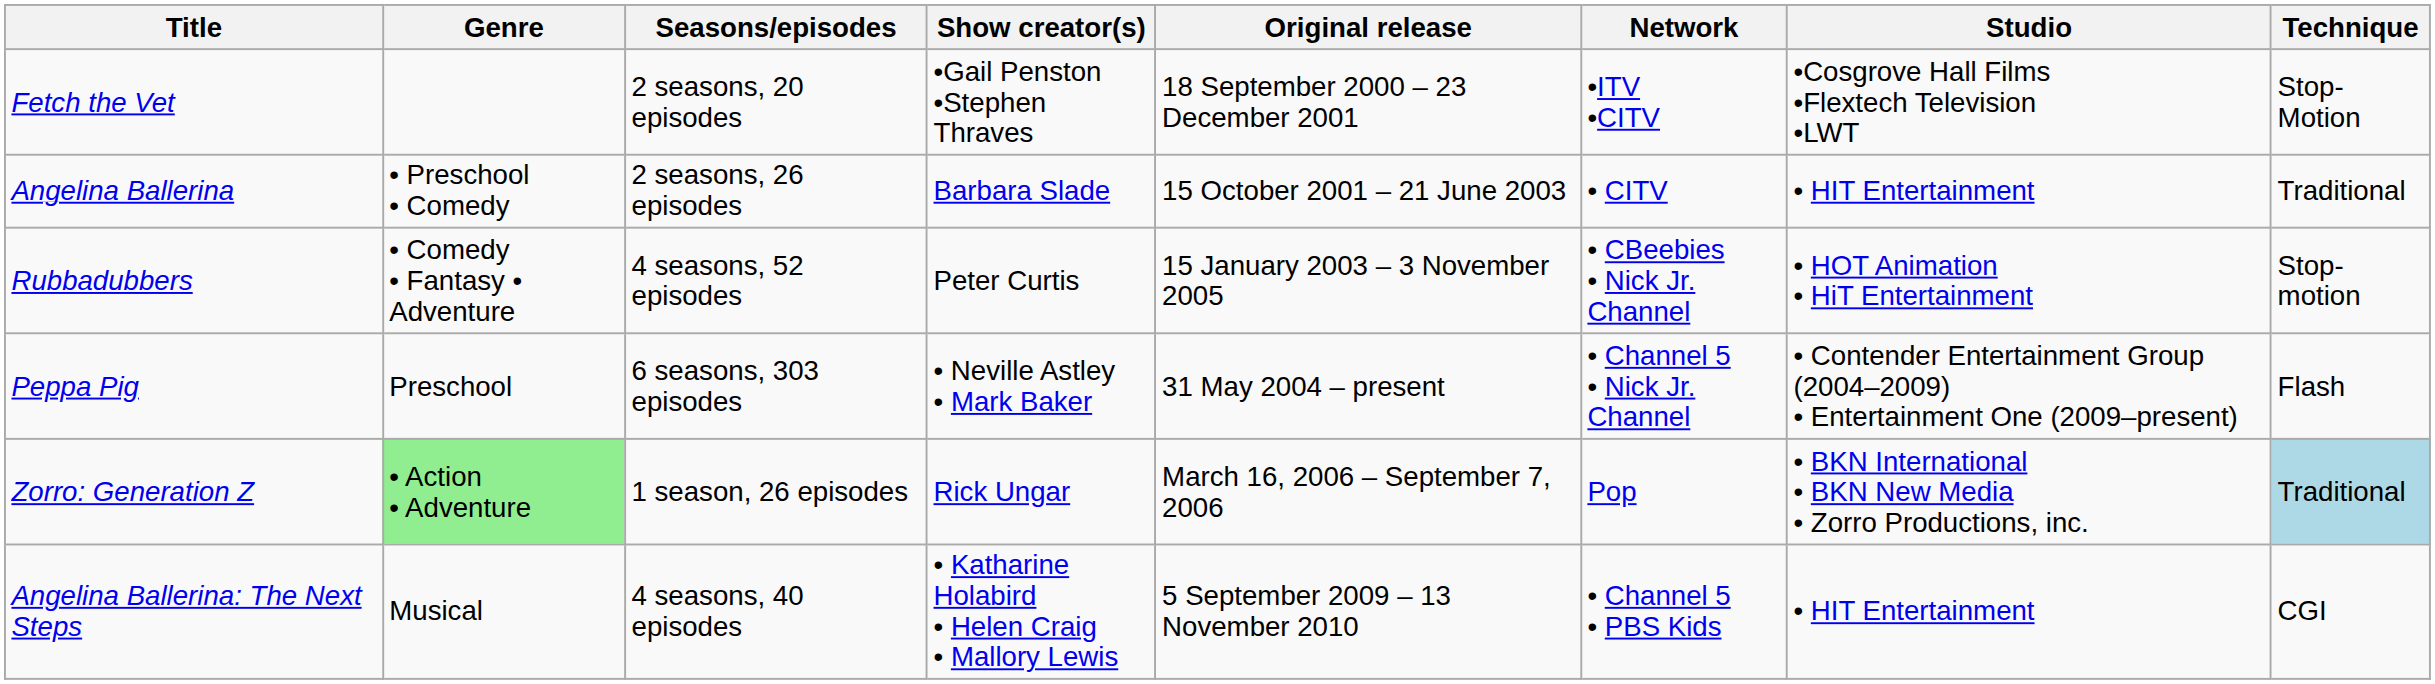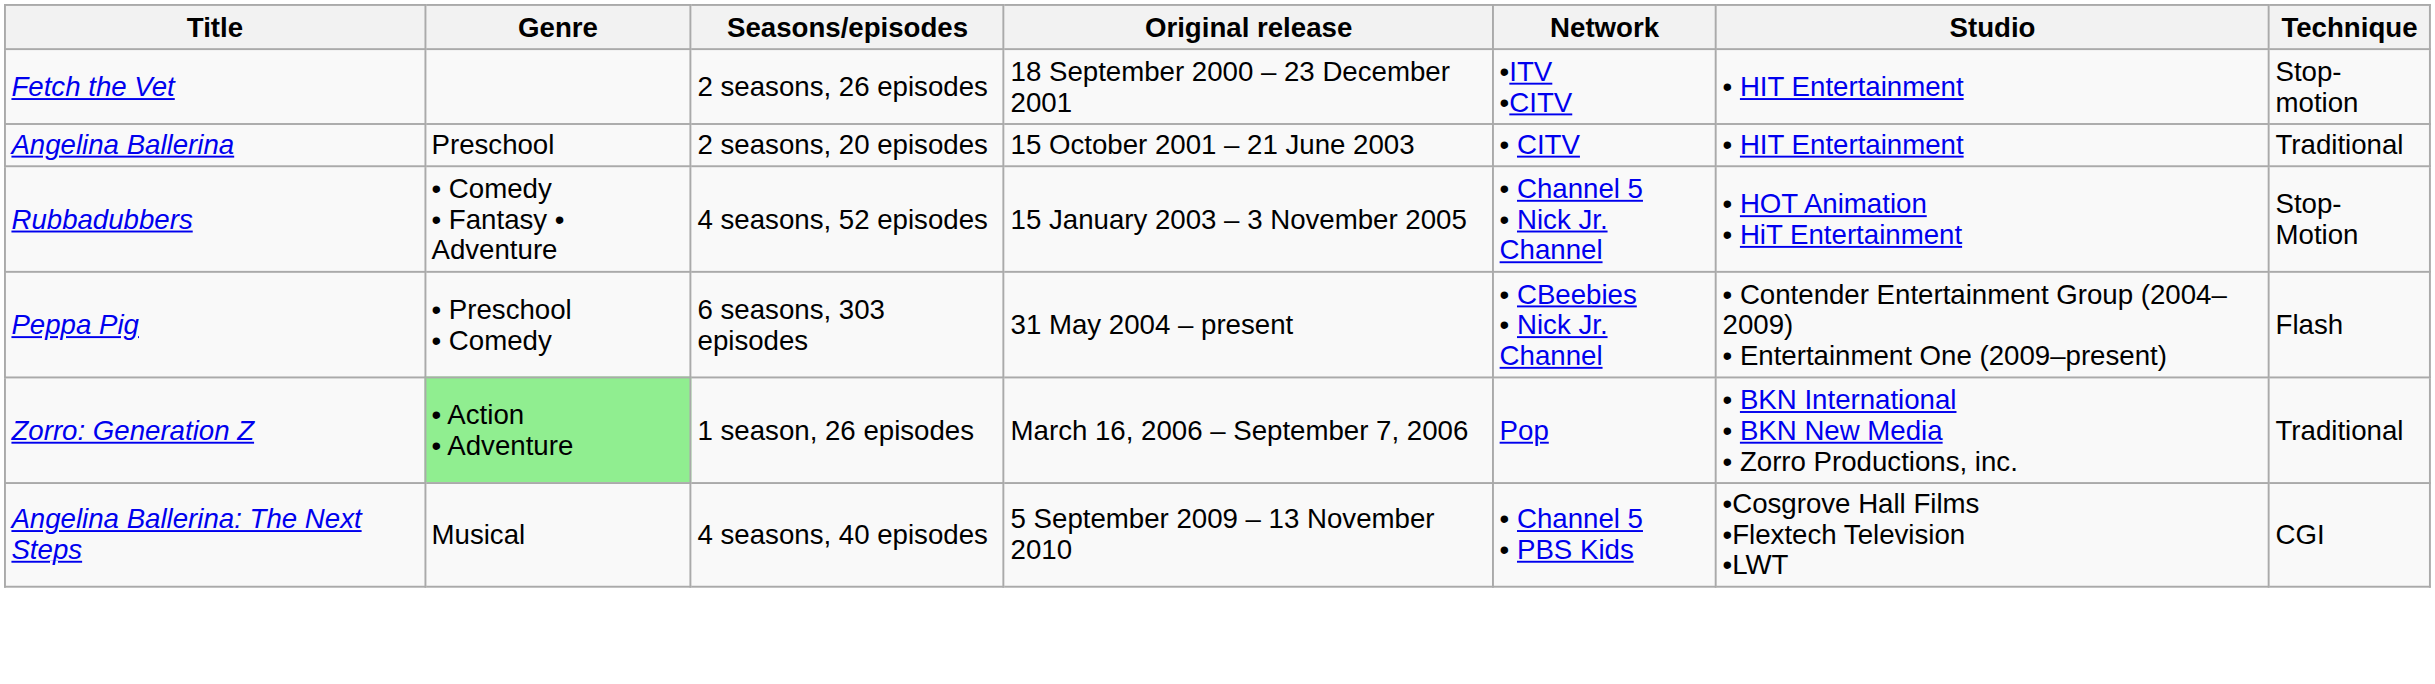- column: (1041, 27)
(718, 102) 2 seasons, 20 episodes -> (843, 86) 2 seasons, 26 episodes
(1922, 102) •Cosgrove Hall Films •Flextech Television •LWT -> (1843, 86) • HIT Entertainment
(2319, 102) Stop-Motion -> (2317, 86) Stop-motion
(459, 191) • Preschool • Comedy -> (493, 145) Preschool
(718, 191) 2 seasons, 26 episodes -> (843, 145) 2 seasons, 20 episodes
(1656, 281) • CBeebies • Nick Jr. Channel -> (1571, 220) • Channel 5 • Nick Jr. Channel
(2319, 281) Stop-motion -> (2317, 220) Stop-Motion
(451, 386) Preschool -> (502, 325) • Preschool • Comedy
(1659, 386) • Channel 5 • Nick Jr. Channel -> (1568, 325) • CBeebies • Nick Jr. Channel
(2342, 491) lightblue background -> (2340, 430) no background
(1914, 612) • HIT Entertainment -> (1851, 535) •Cosgrove Hall Films •Flextech Television •LWT
